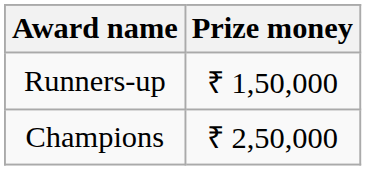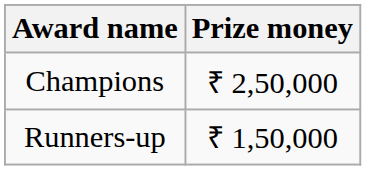rows swapped: (95, 136) <-> (95, 80)
